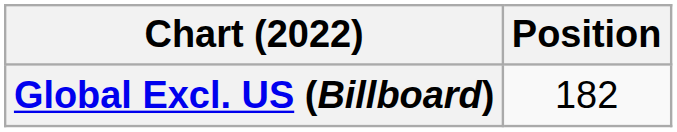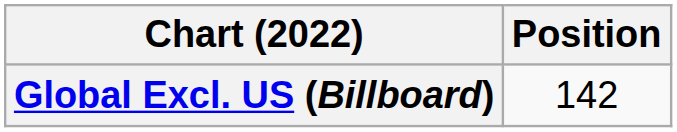(587, 94) 182 -> (587, 94) 142
